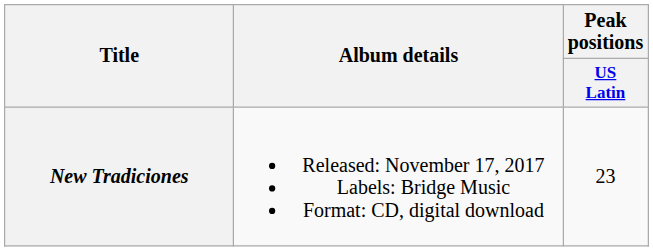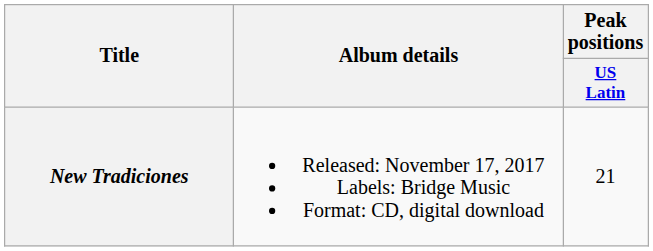(605, 176) 23 -> (605, 176) 21
